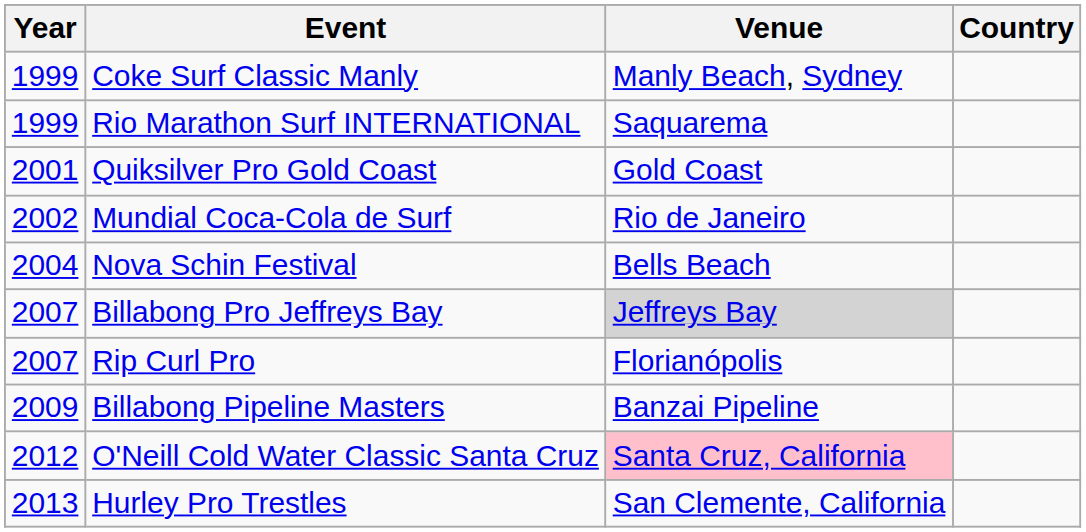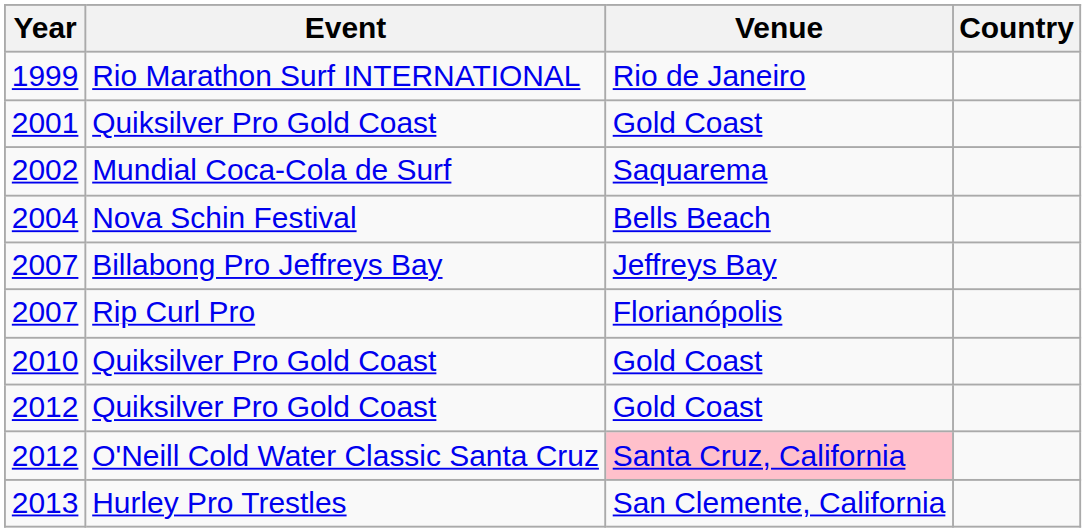- row: (45, 75)
(690, 123) Saquarema -> (709, 75) Rio de Janeiro
(709, 218) Rio de Janeiro -> (690, 170) Saquarema
(695, 312) lightgrey background -> (695, 265) no background
- row: (45, 407)
+ row: (45, 360)
+ row: (45, 407)
